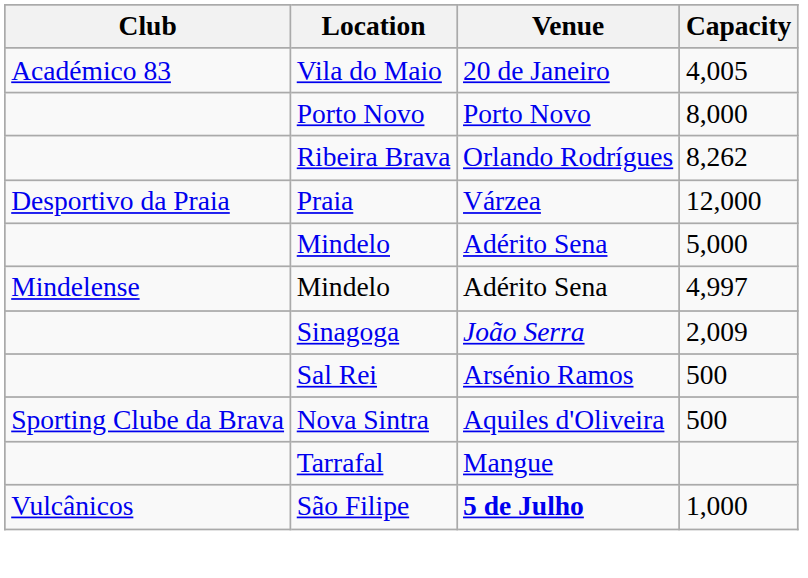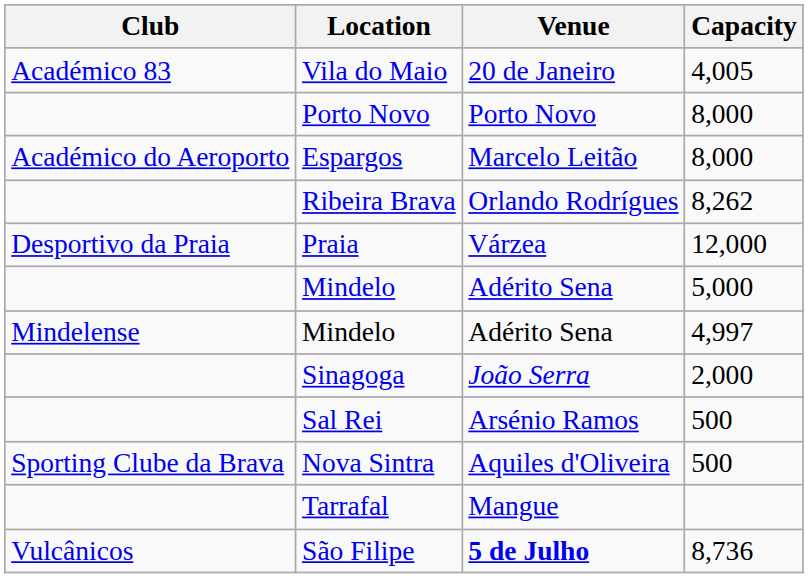+ row: (150, 157)
(717, 331) 2,009 -> (722, 375) 2,000
(717, 506) 1,000 -> (722, 550) 8,736
